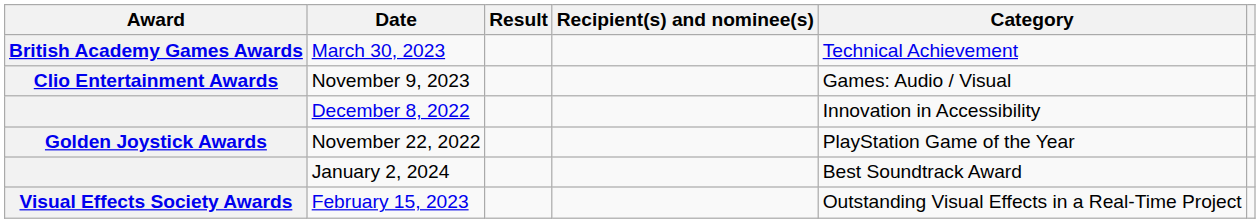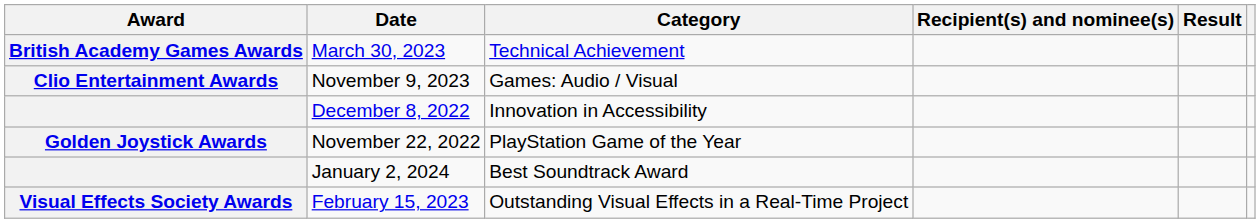columns swapped: (1032, 19) <-> (519, 19)
